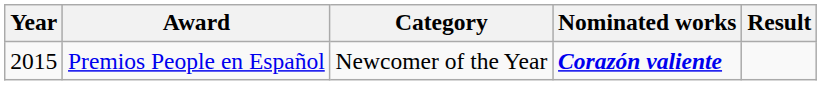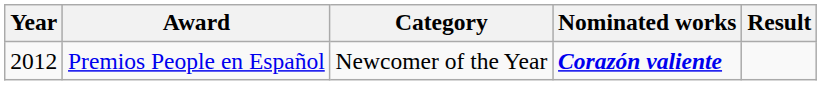(34, 60) 2015 -> (34, 60) 2012
